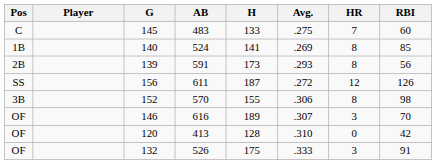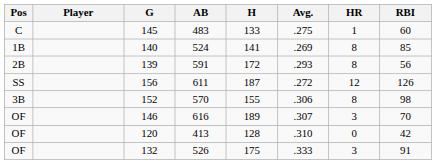(354, 30) 7 -> (354, 30) 1
(252, 64) 173 -> (252, 64) 172
